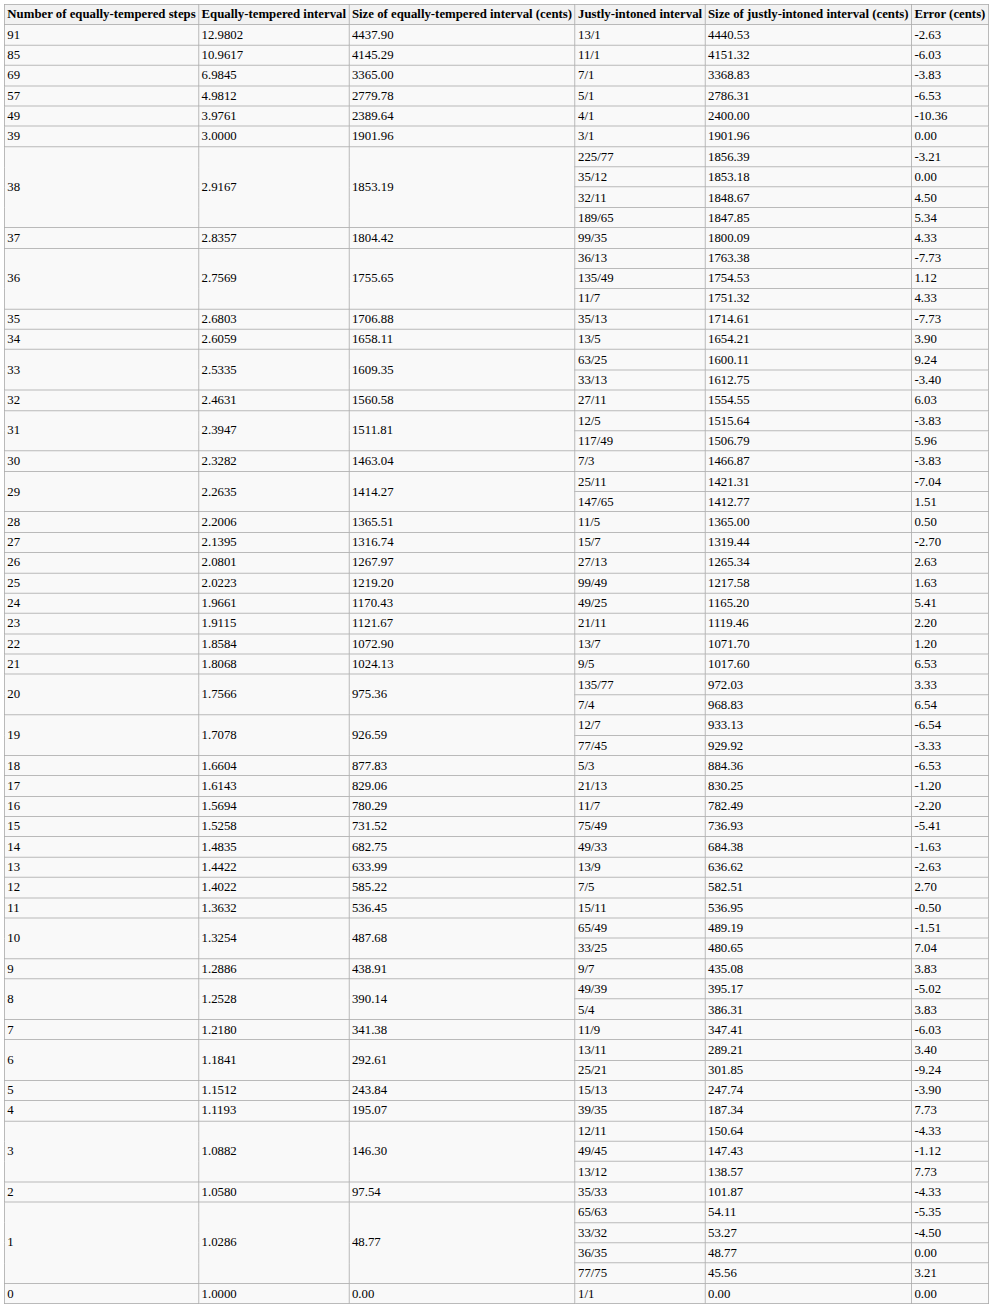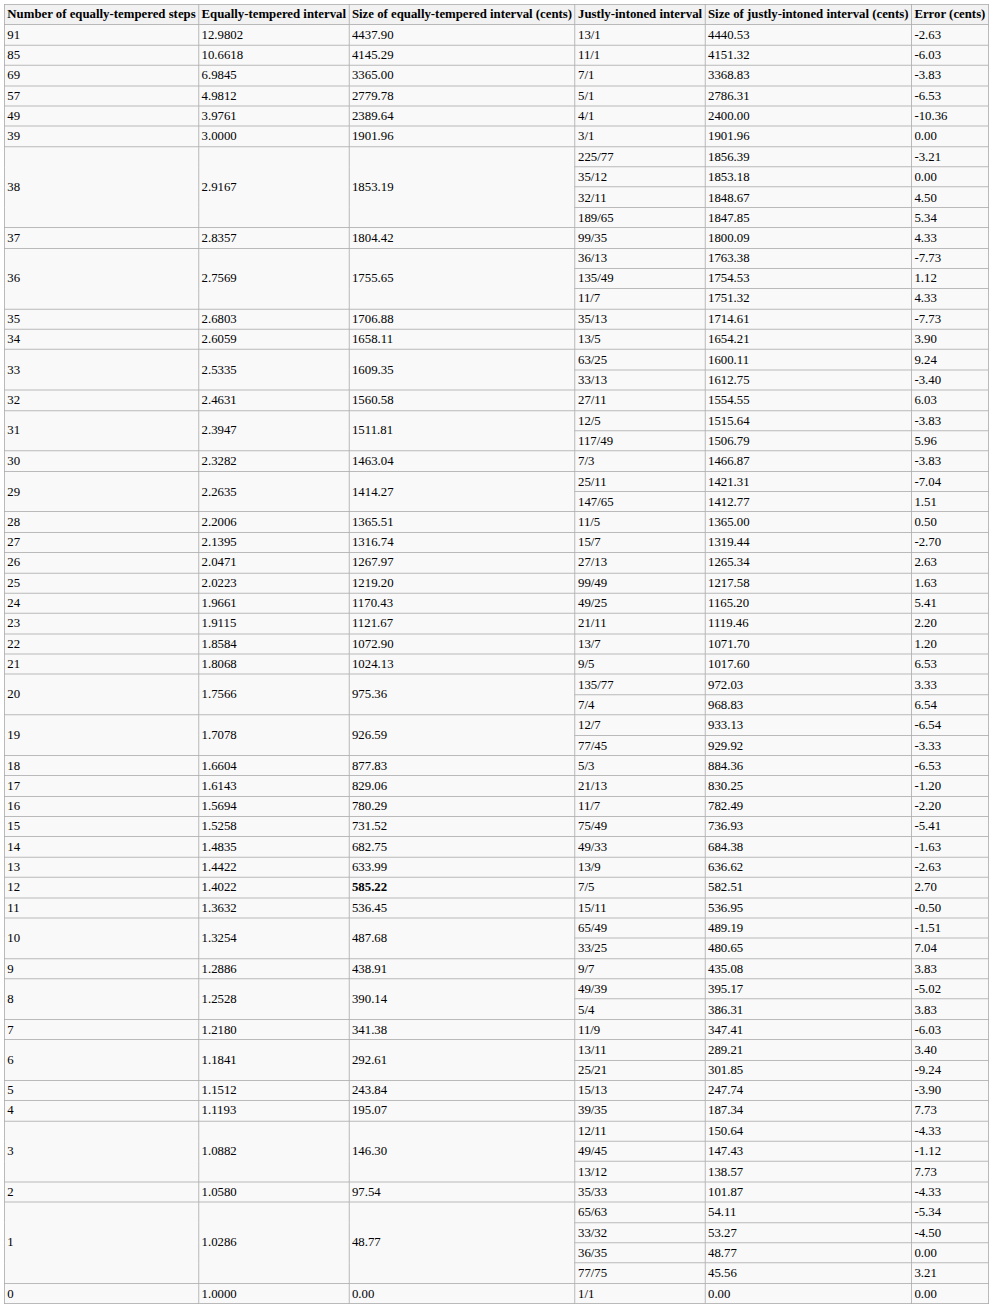(222, 55) 10.9617 -> (222, 55) 10.6618
(219, 562) 2.0801 -> (219, 562) 2.0471
(370, 887) normal -> (370, 887) bold
(928, 1212) -5.35 -> (928, 1212) -5.34
